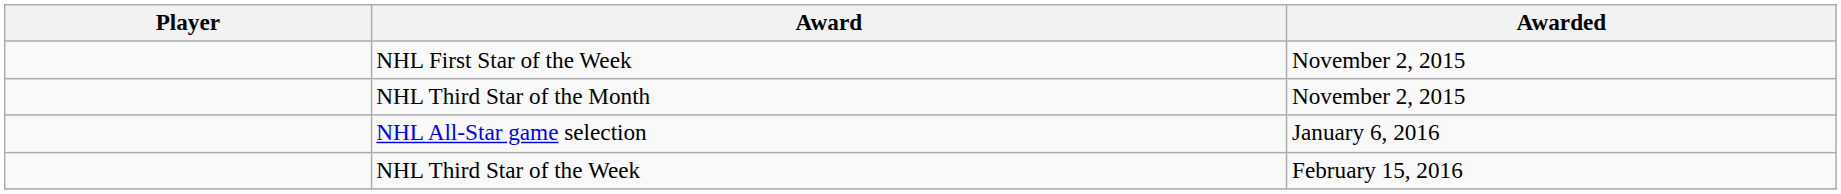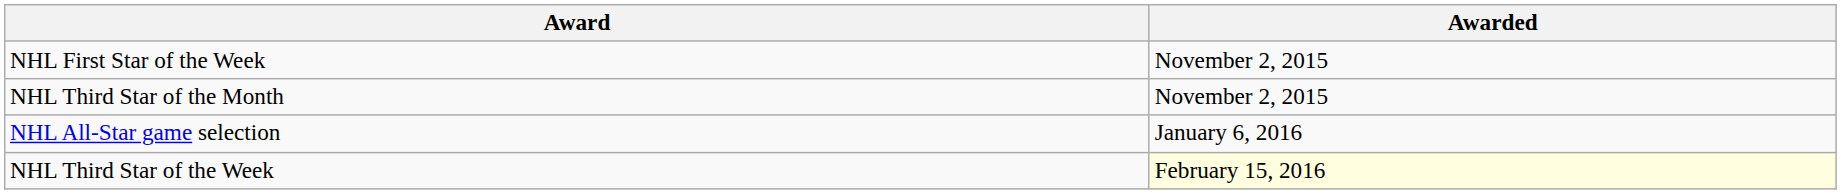- column: (188, 22)
(1377, 170) no background -> (1240, 170) lightyellow background
